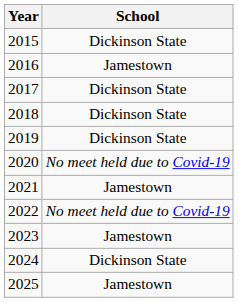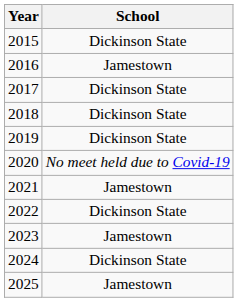(138, 211) No meet held due to Covid-19 -> (138, 211) Dickinson State
